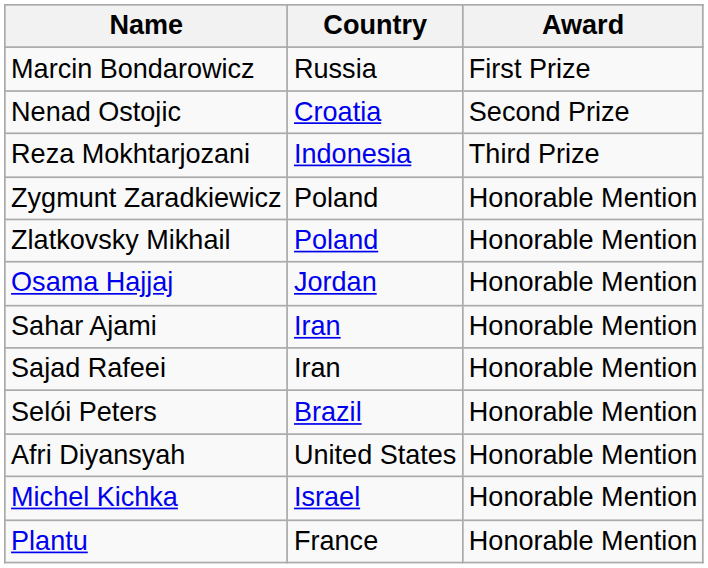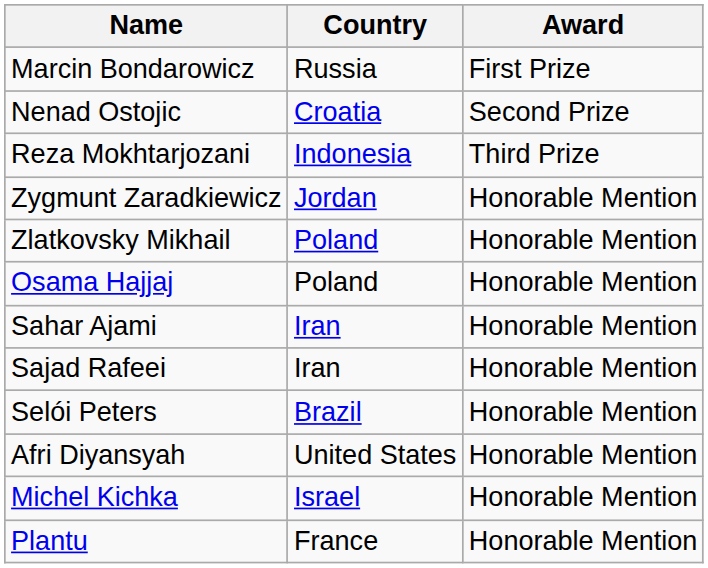(336, 197) Poland -> (335, 197) Jordan
(335, 283) Jordan -> (336, 283) Poland
